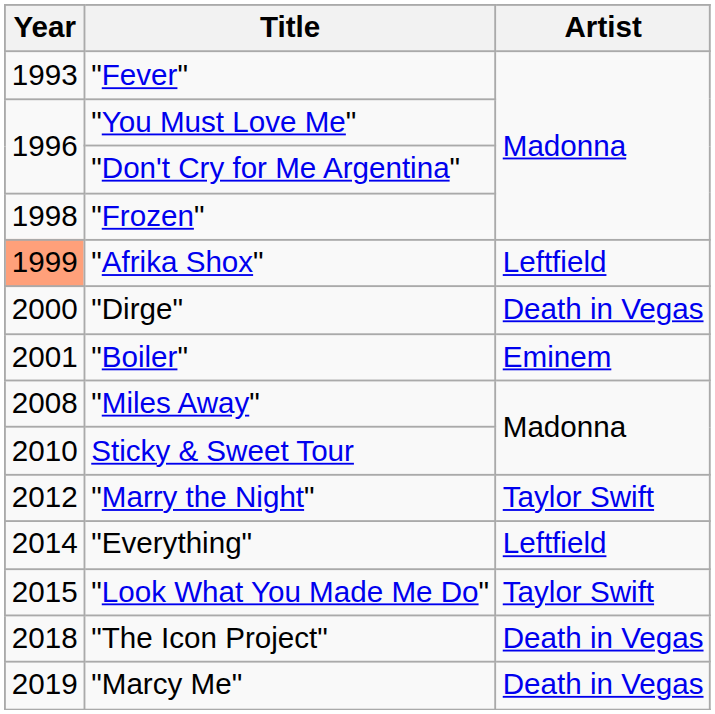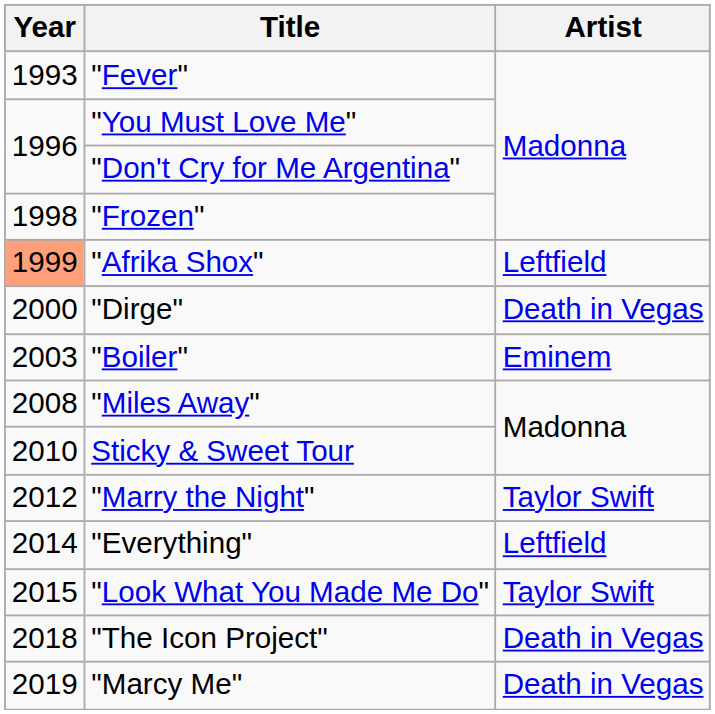(45, 356) 2001 -> (45, 356) 2003
